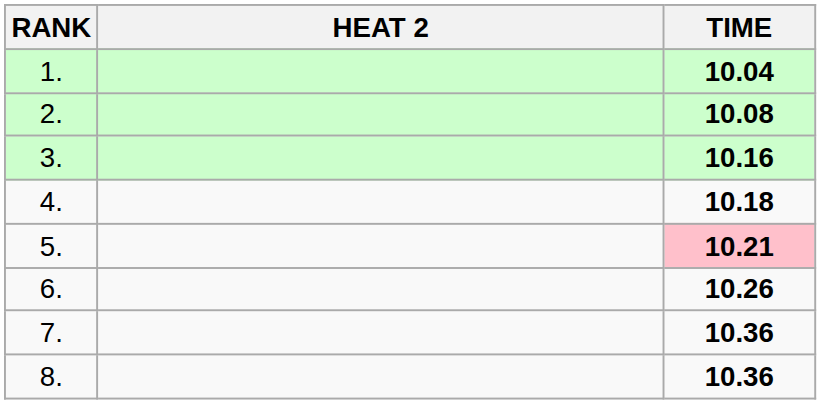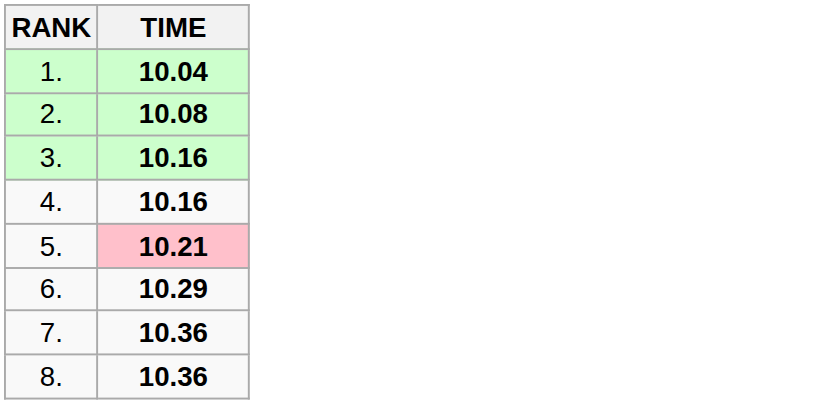- column: (381, 27)
(739, 202) 10.18 -> (173, 202) 10.16
(739, 289) 10.26 -> (173, 289) 10.29
